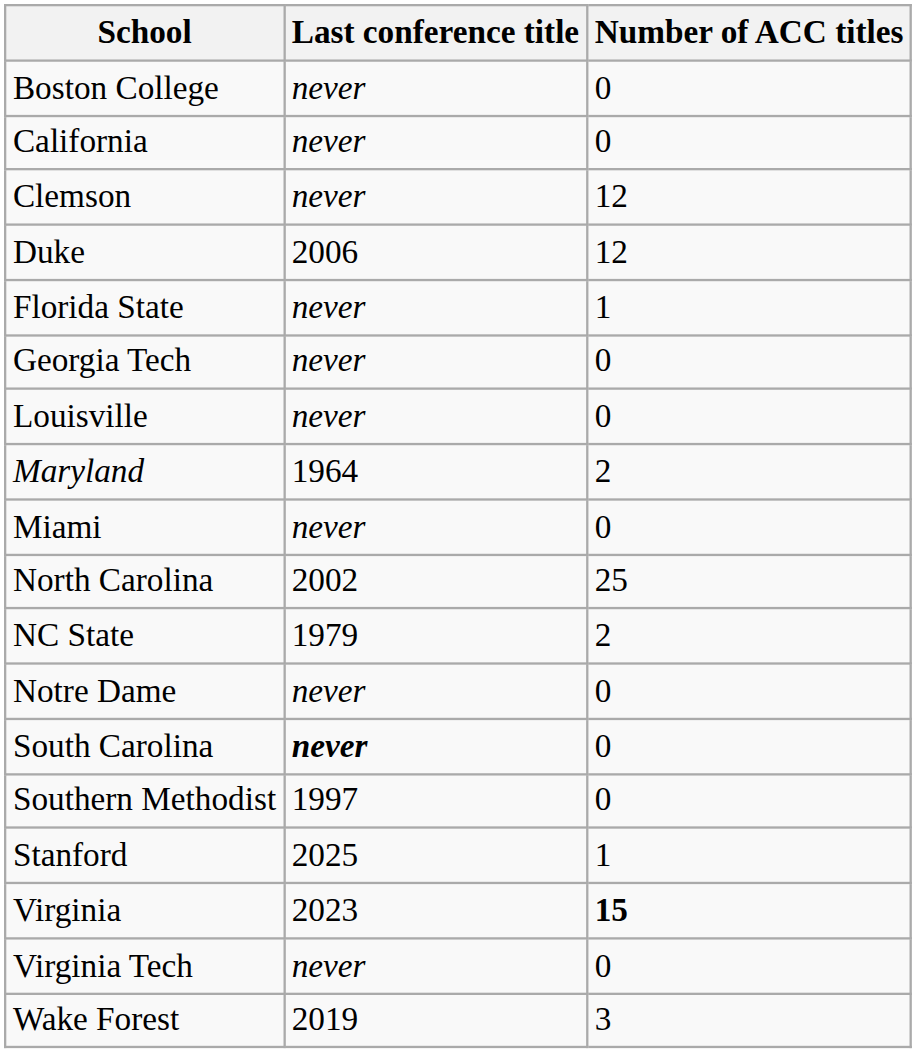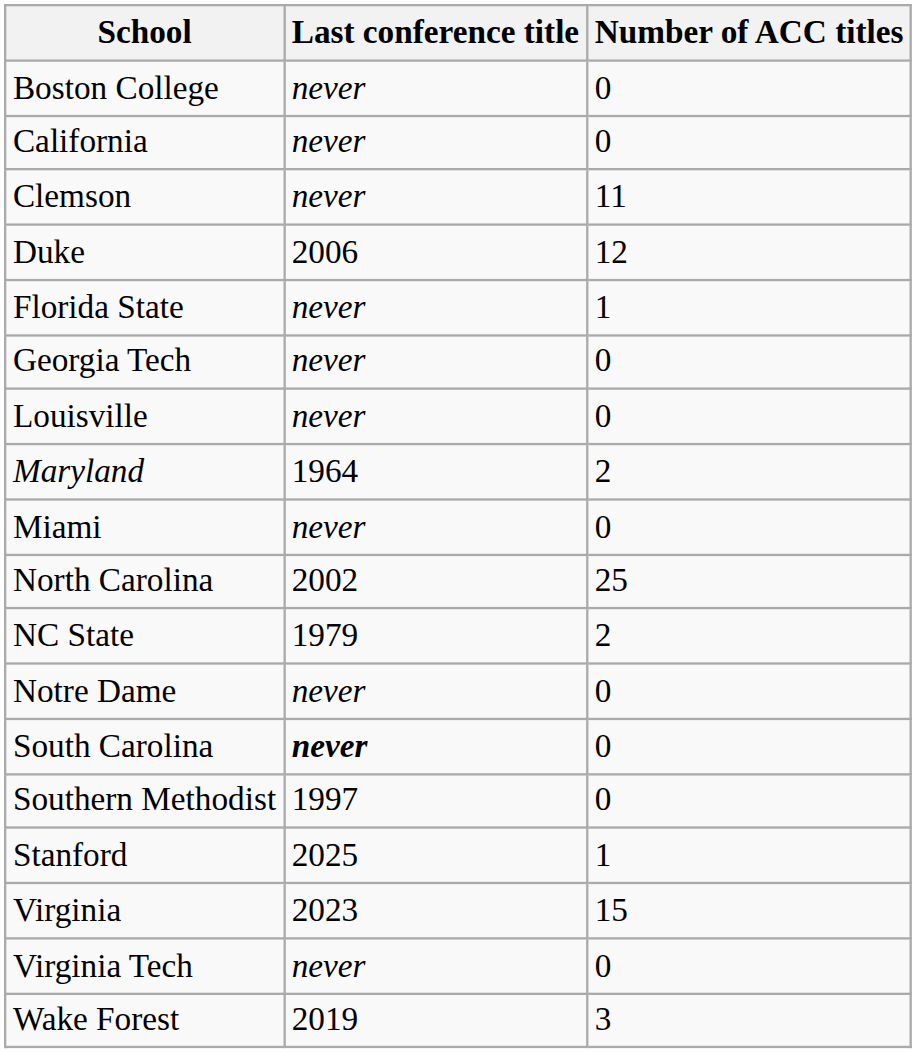(611, 196) 12 -> (611, 196) 11
(611, 910) bold -> (611, 910) normal
